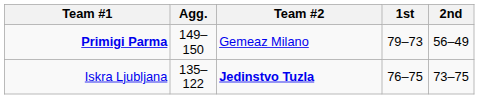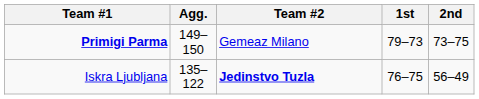(451, 42) 56–49 -> (451, 42) 73–75
(451, 76) 73–75 -> (451, 76) 56–49
